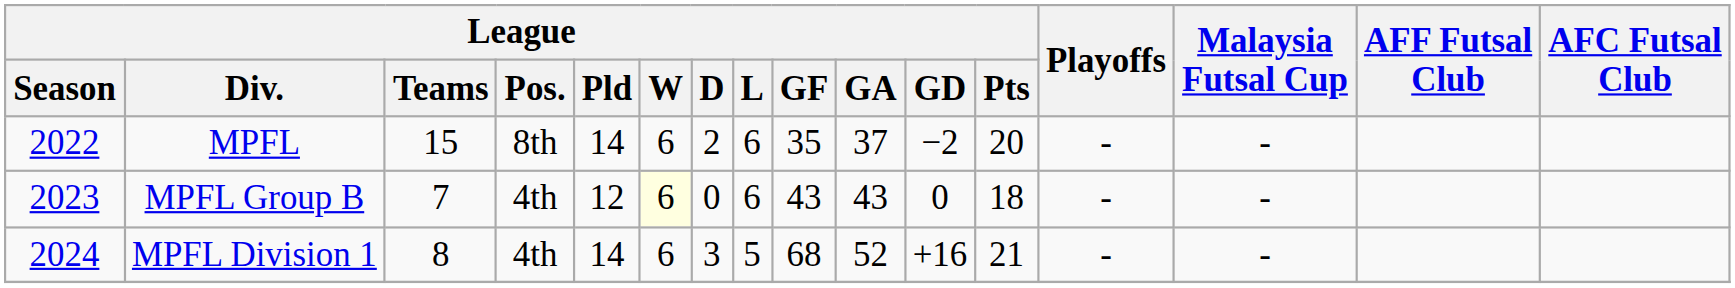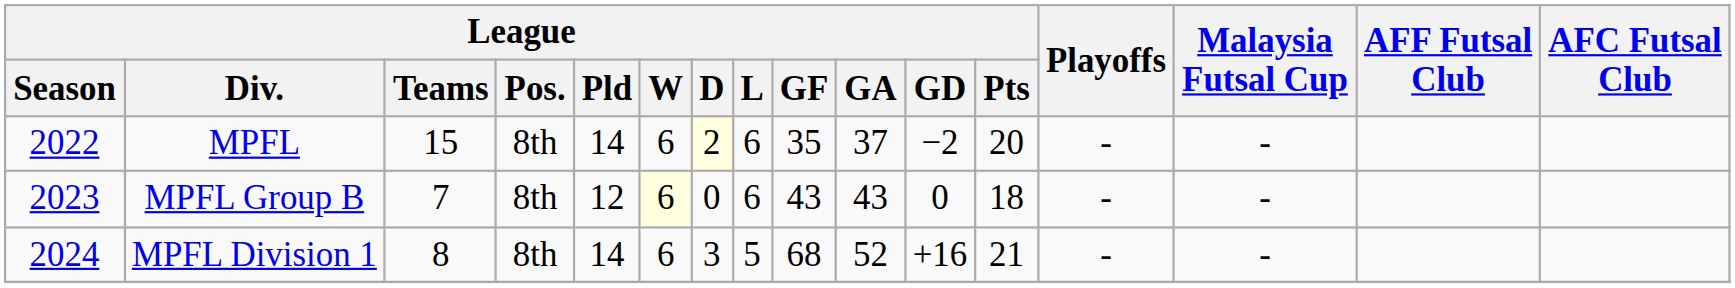(712, 142) no background -> (712, 142) lightyellow background
(535, 198) 4th -> (535, 198) 8th
(535, 253) 4th -> (535, 253) 8th
